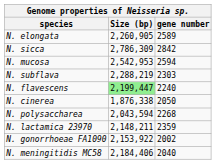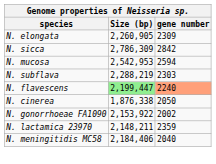(167, 37) 2589 -> (167, 37) 2309
(167, 88) no background -> (167, 88) lightsalmon background
- row: (44, 114)
rows swapped: (49, 127) <-> (56, 140)
